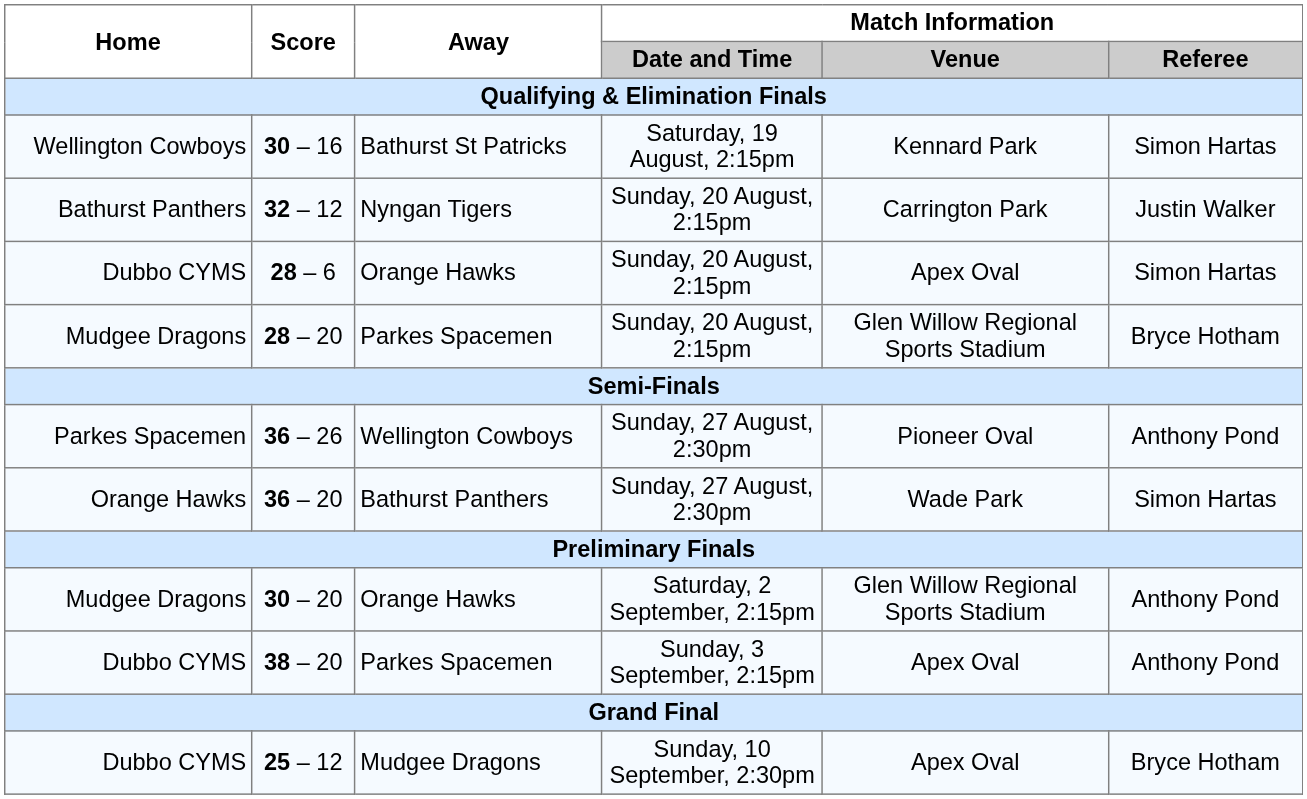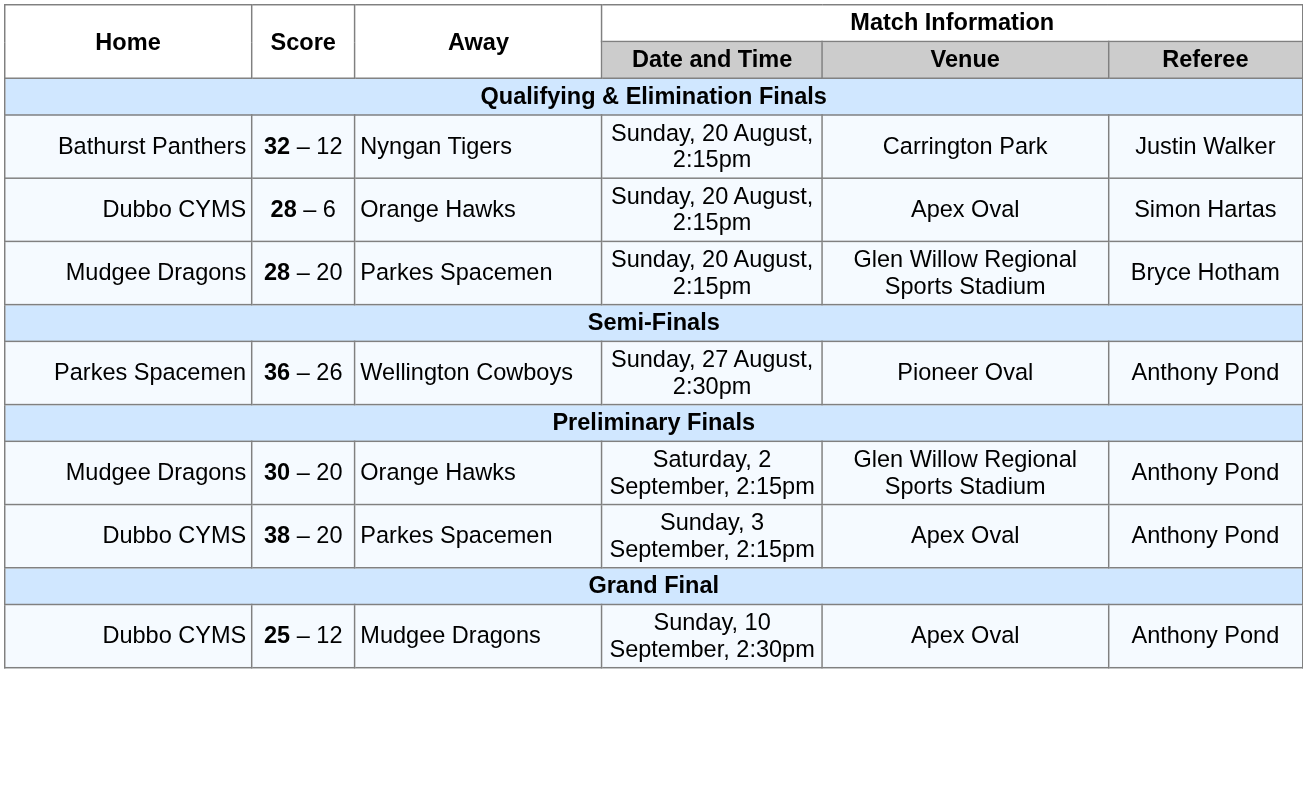- row: (303, 146)
- row: (303, 499)
(1205, 762) Bryce Hotham -> (1205, 635) Anthony Pond
